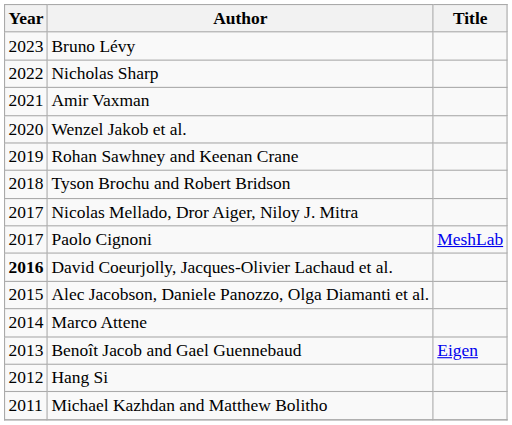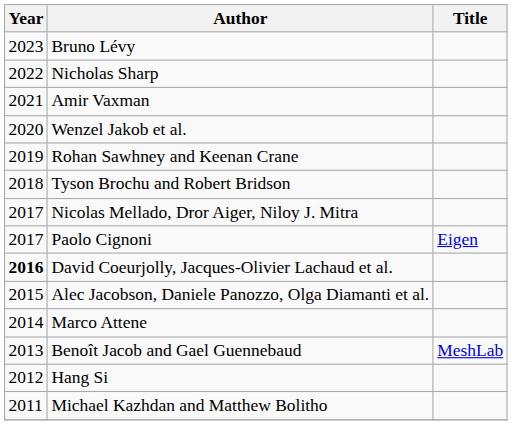(470, 239) MeshLab -> (458, 239) Eigen
(458, 350) Eigen -> (470, 350) MeshLab
